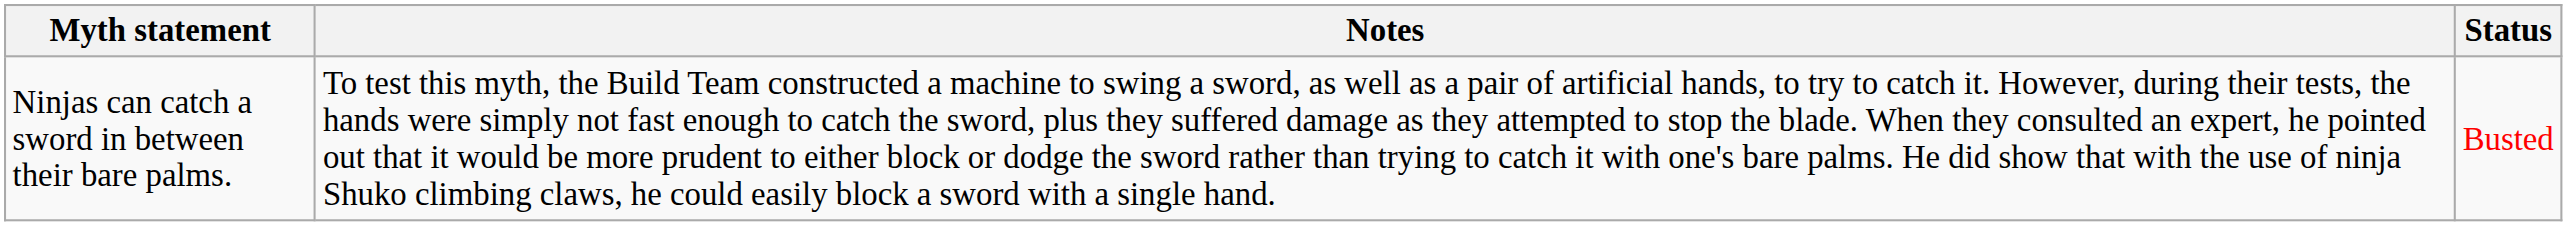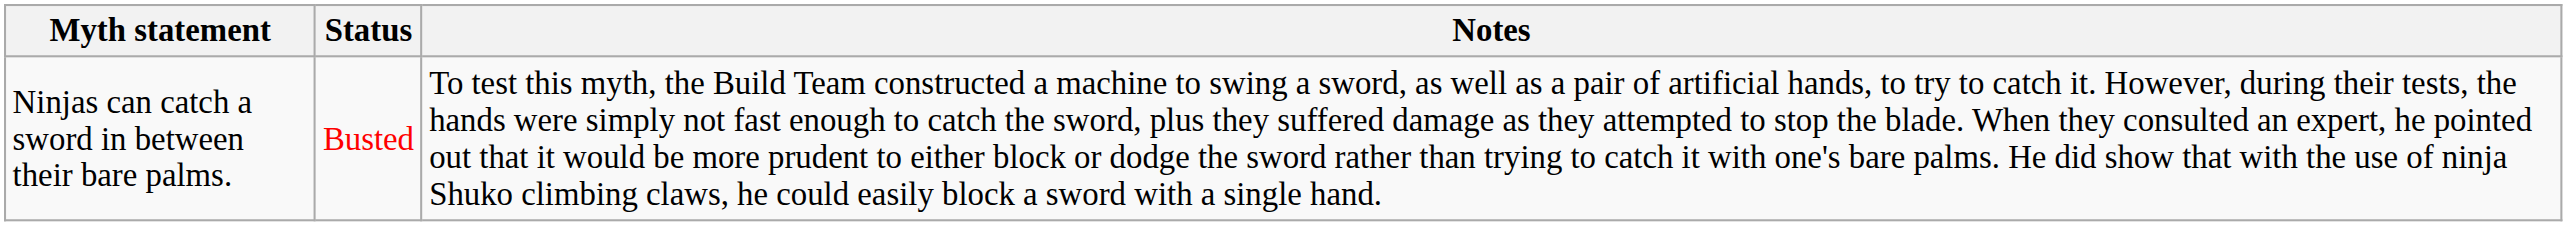columns swapped: (2508, 30) <-> (1385, 30)
